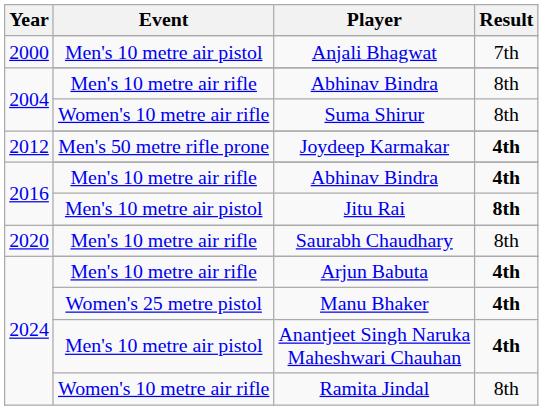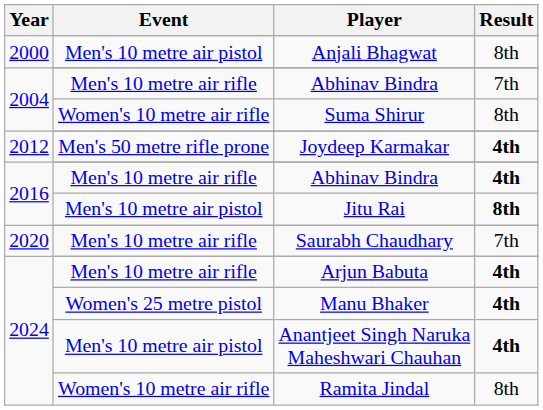(506, 51) 7th -> (506, 51) 8th
(506, 83) 8th -> (506, 83) 7th
(506, 240) 8th -> (506, 240) 7th
